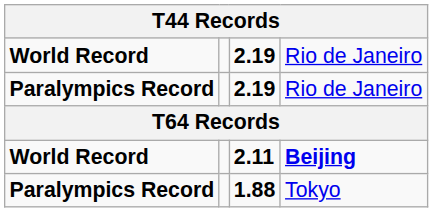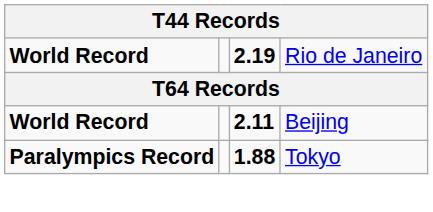- row: (112, 88)
(321, 156) bold -> (317, 122) normal
